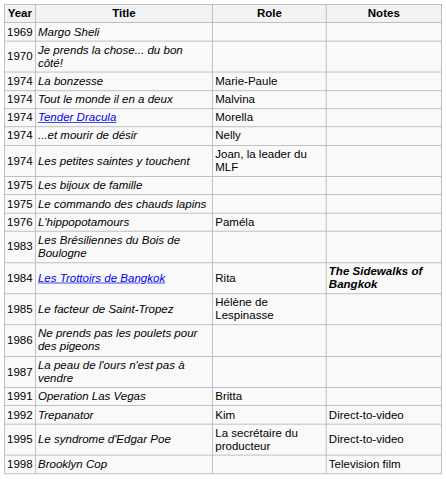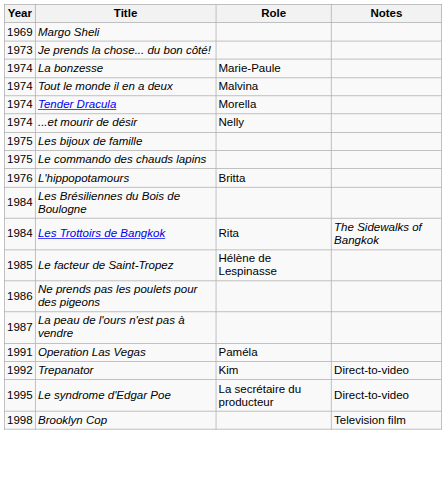(20, 56) 1970 -> (20, 50) 1973
- row: (114, 160)
(235, 222) Paméla -> (232, 178) Britta
(20, 247) 1983 -> (20, 202) 1984
(376, 278) bold -> (378, 234) normal
(229, 396) Britta -> (238, 352) Paméla
